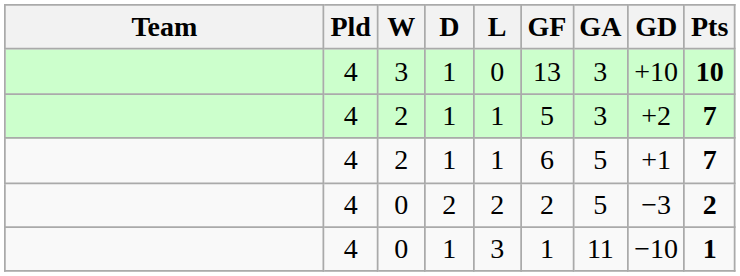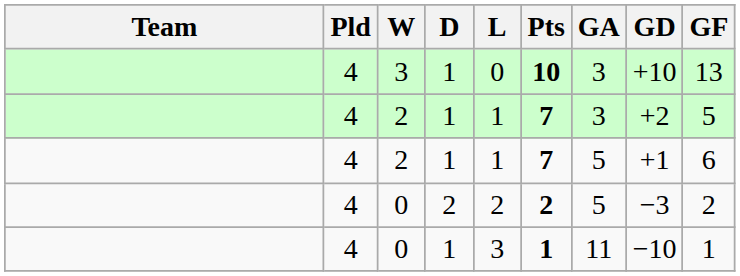columns swapped: (547, 26) <-> (710, 26)
